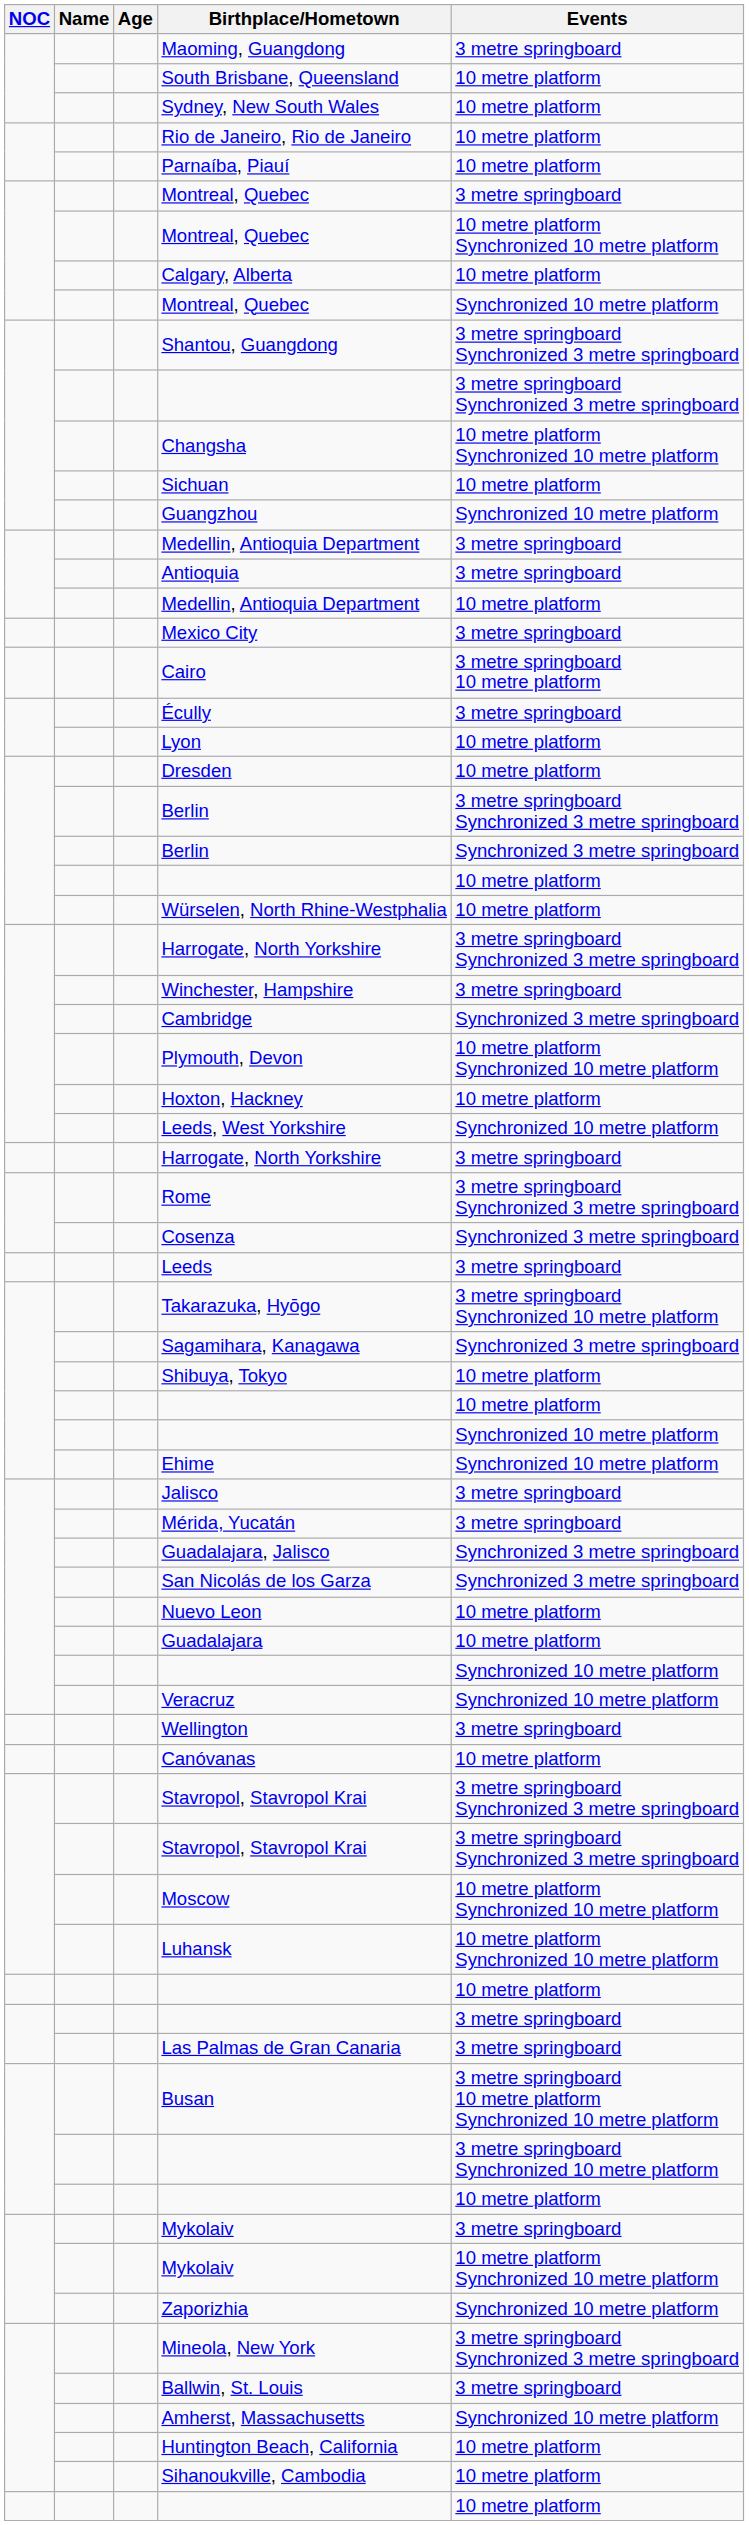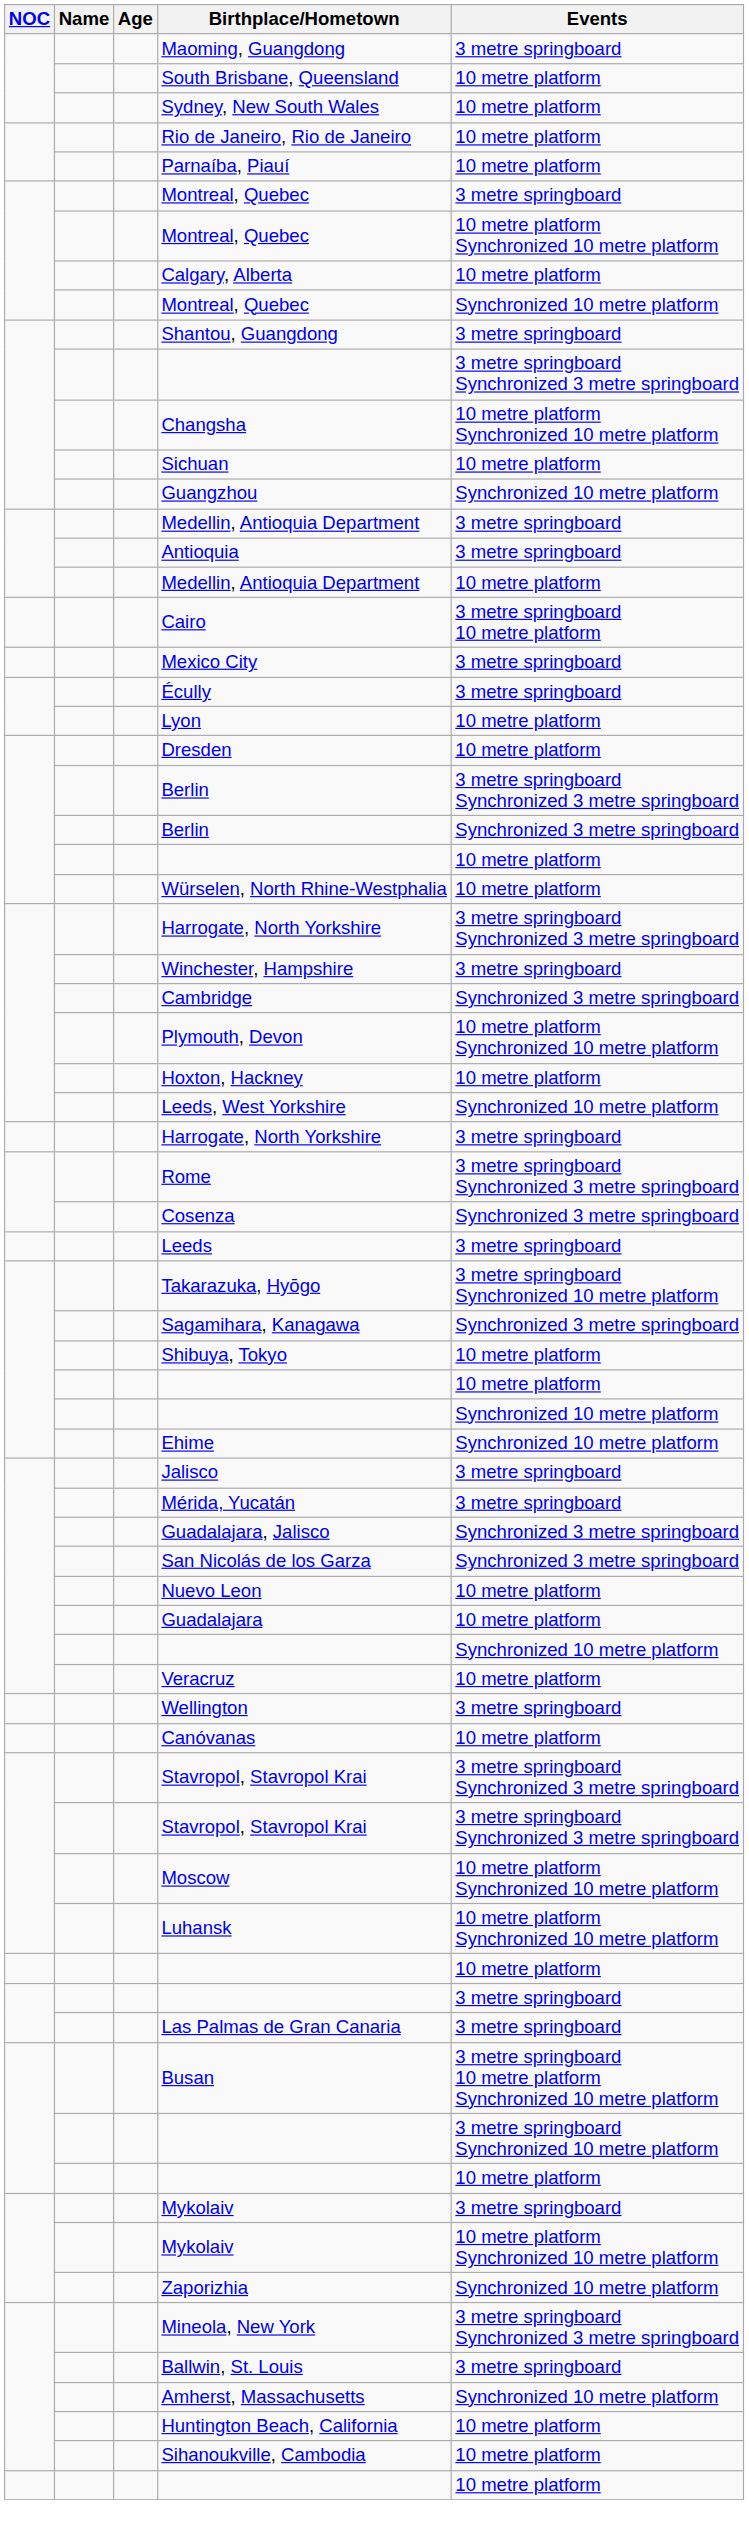(597, 344) 3 metre springboard Synchronized 3 metre springboard -> (538, 334) 3 metre springboard
rows swapped: (29, 633) <-> (29, 673)
(587, 1699) Synchronized 10 metre platform -> (528, 1678) 10 metre platform
